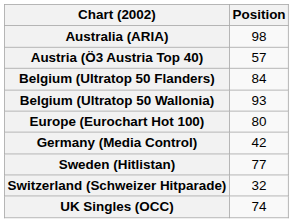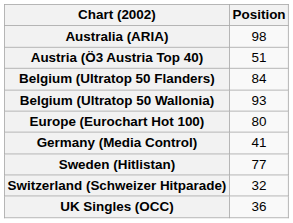(259, 57) 57 -> (259, 57) 51
(259, 143) 42 -> (259, 143) 41
(259, 206) 74 -> (259, 206) 36
